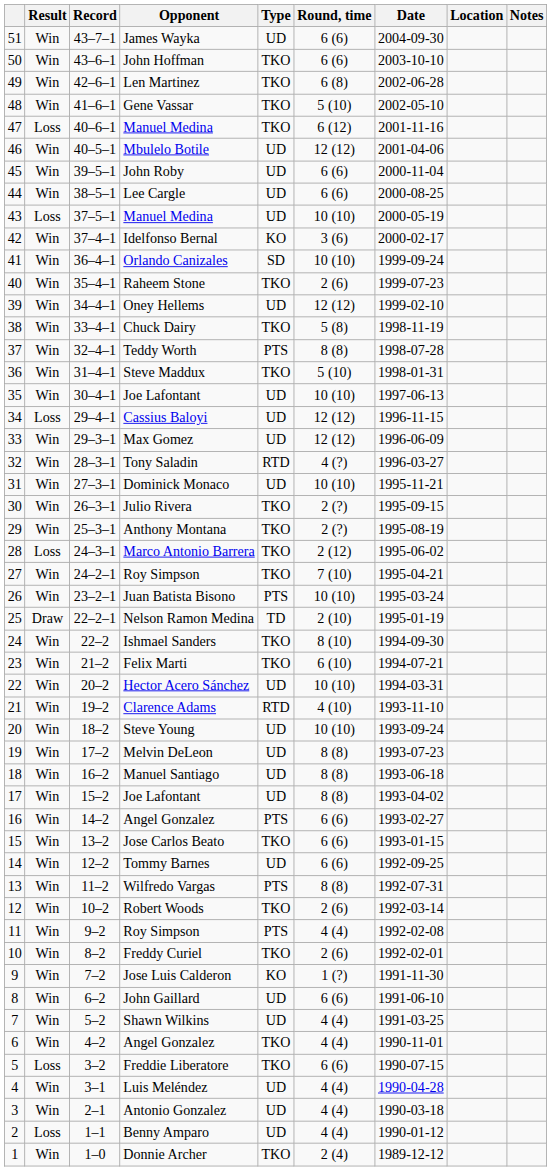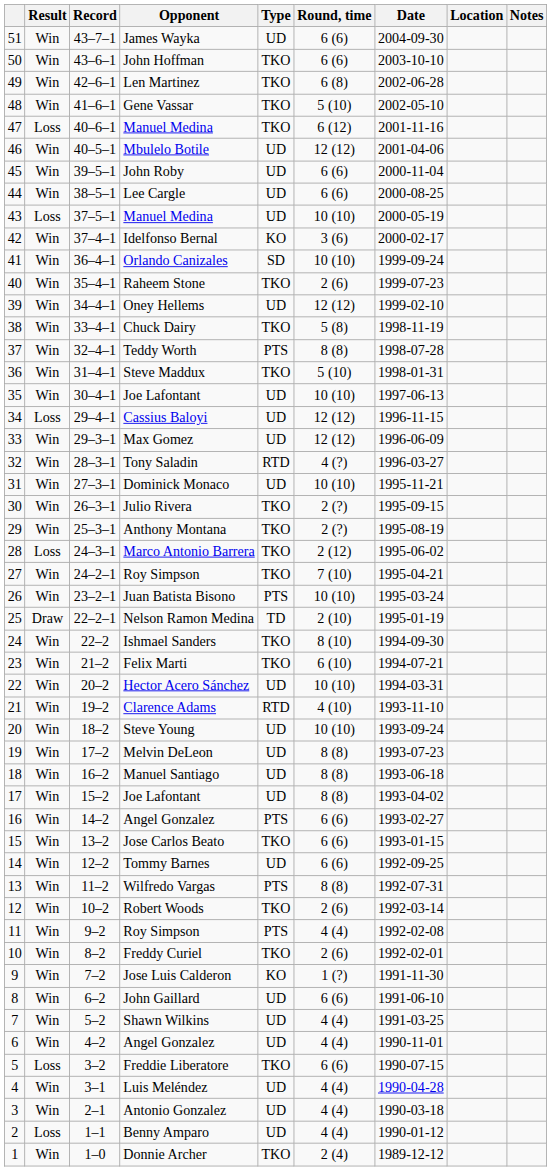(276, 1042) TKO -> (276, 1042) UD
